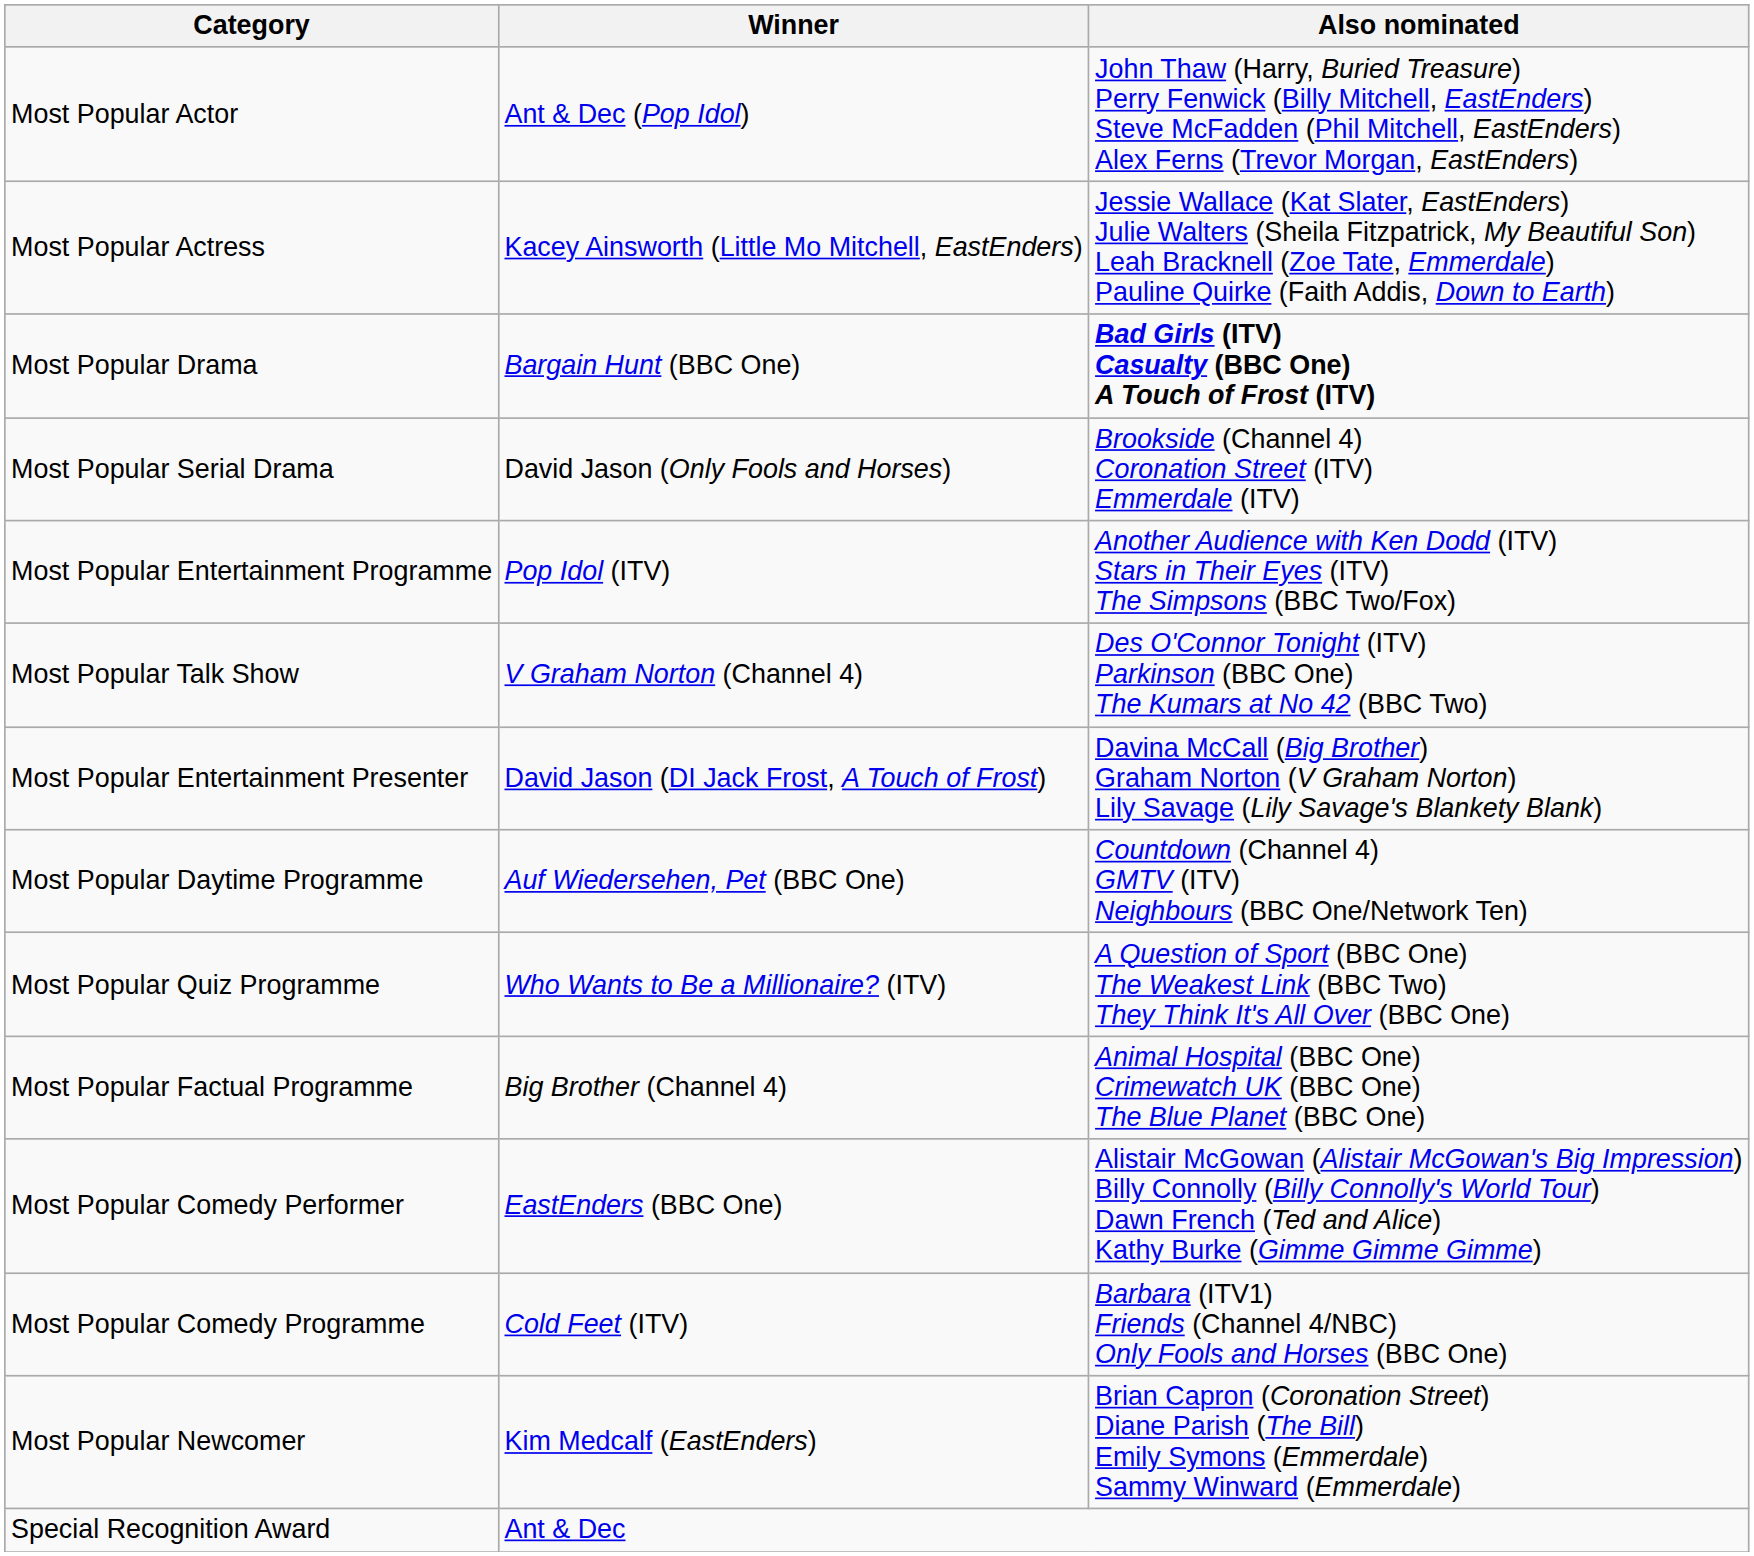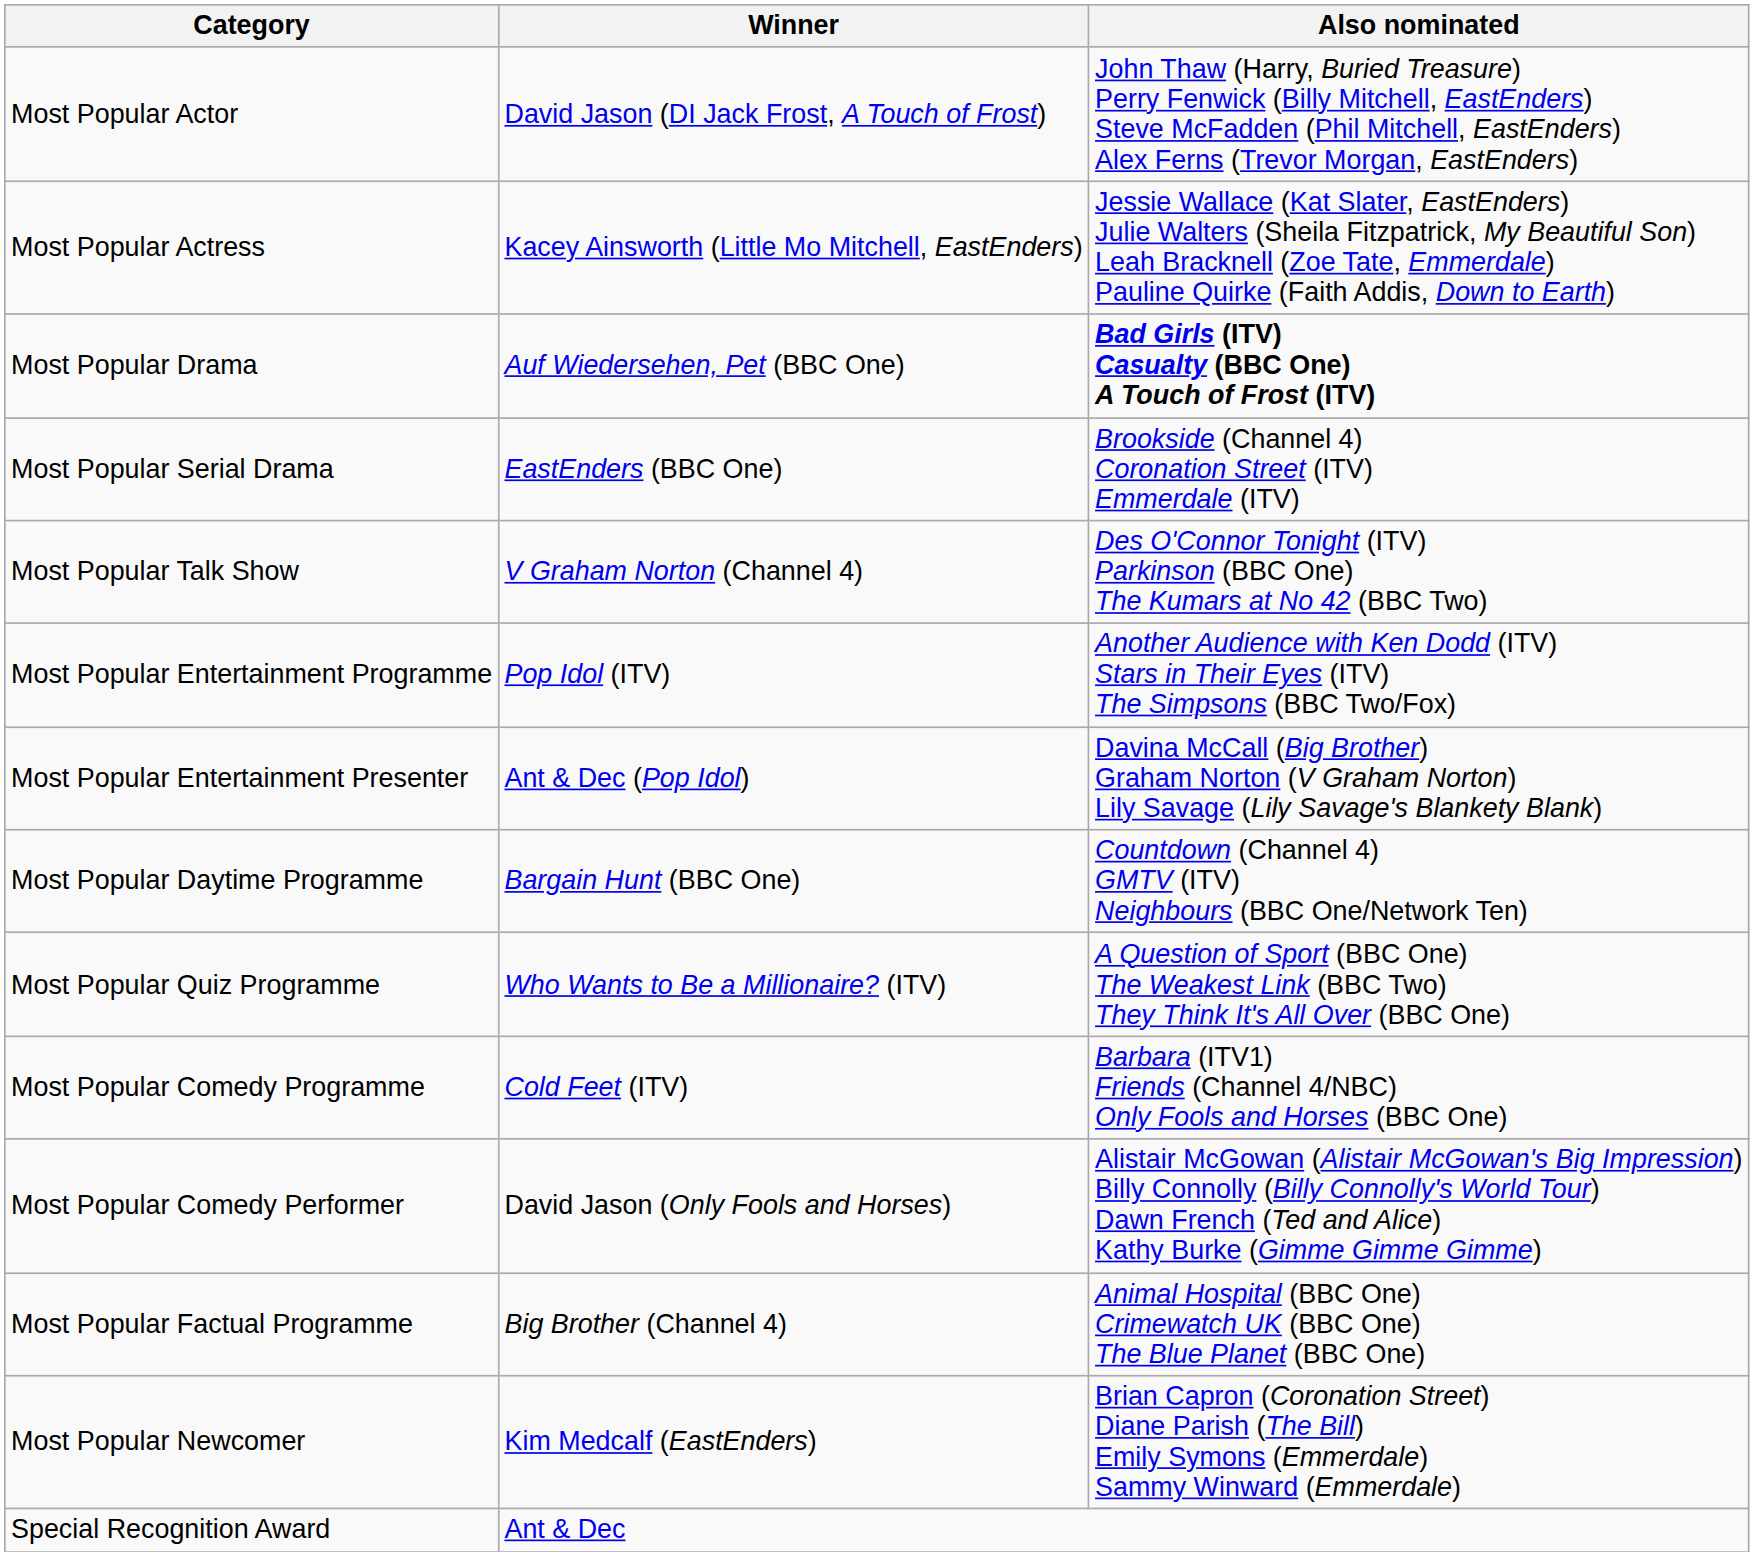(627, 113) Ant & Dec (Pop Idol) -> (775, 113) David Jason (DI Jack Frost, A Touch of Frost)
(652, 365) Bargain Hunt (BBC One) -> (705, 365) Auf Wiedersehen, Pet (BBC One)
(728, 468) David Jason (Only Fools and Horses) -> (643, 468) EastEnders (BBC One)
rows swapped: (252, 571) <-> (155, 674)
(775, 777) David Jason (DI Jack Frost, A Touch of Frost) -> (627, 777) Ant & Dec (Pop Idol)
(705, 880) Auf Wiedersehen, Pet (BBC One) -> (652, 880) Bargain Hunt (BBC One)
rows swapped: (218, 1323) <-> (212, 1087)
(643, 1205) EastEnders (BBC One) -> (728, 1205) David Jason (Only Fools and Horses)
